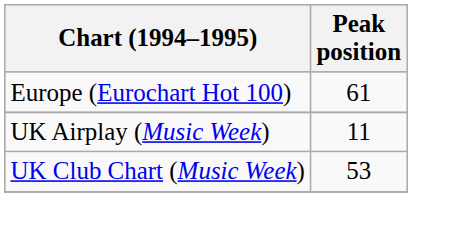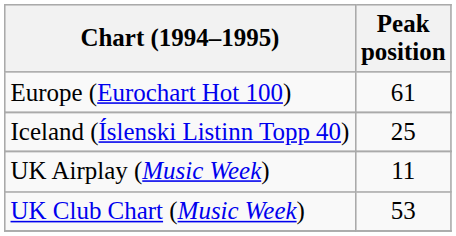+ row: (180, 131)
